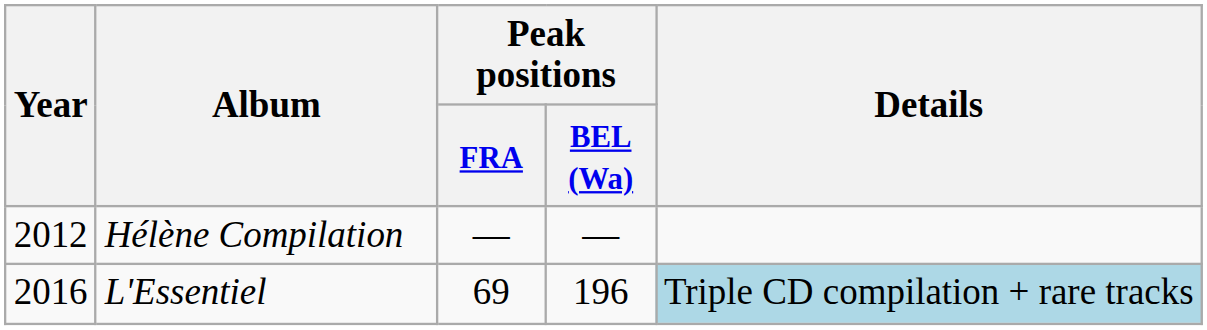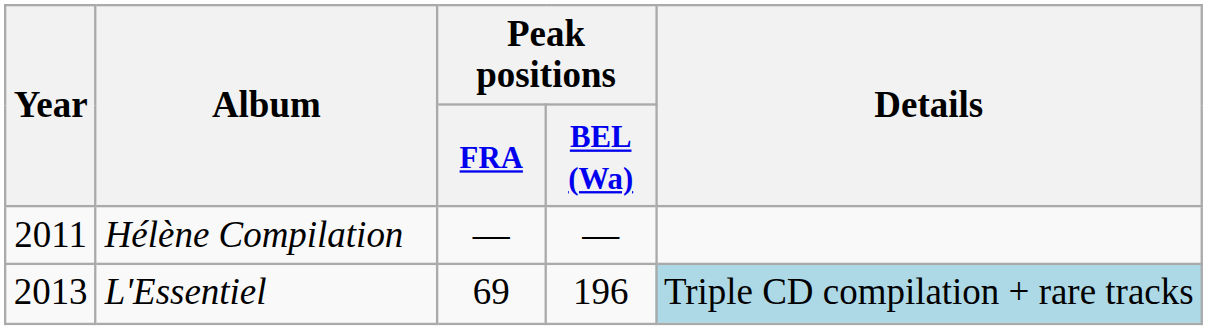(51, 234) 2012 -> (51, 234) 2011
(51, 292) 2016 -> (51, 292) 2013
